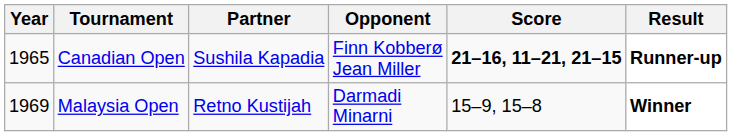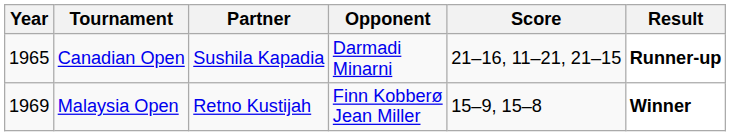(388, 58) Finn Kobberø Jean Miller -> (367, 58) Darmadi Minarni
(536, 58) bold -> (536, 58) normal
(367, 107) Darmadi Minarni -> (388, 107) Finn Kobberø Jean Miller
